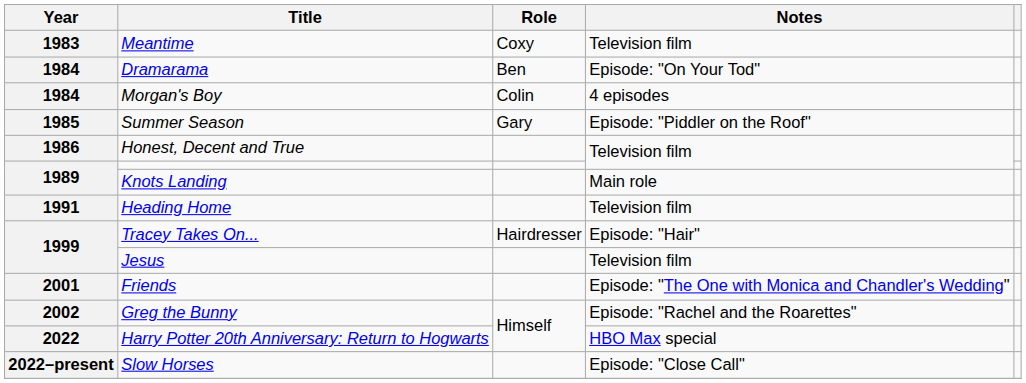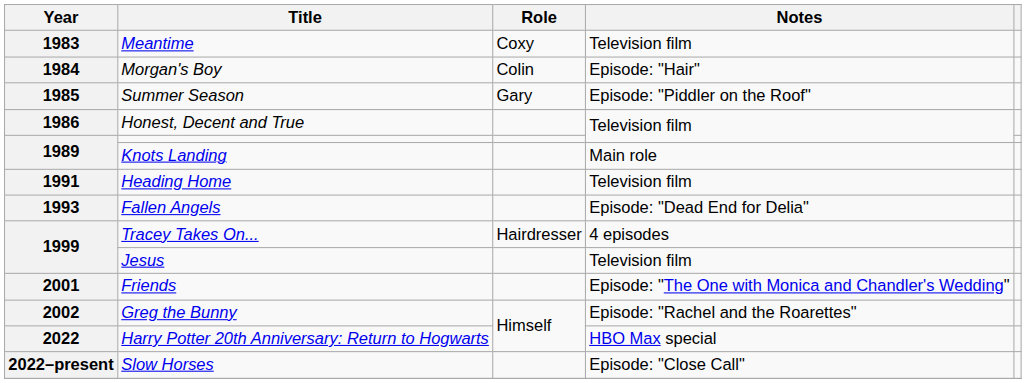- row: (61, 69)
(629, 95) 4 episodes -> (645, 69) Episode: "Hair"
+ row: (61, 208)
(645, 234) Episode: "Hair" -> (629, 234) 4 episodes
